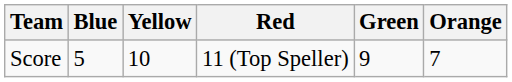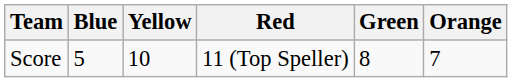(365, 58) 9 -> (365, 58) 8
